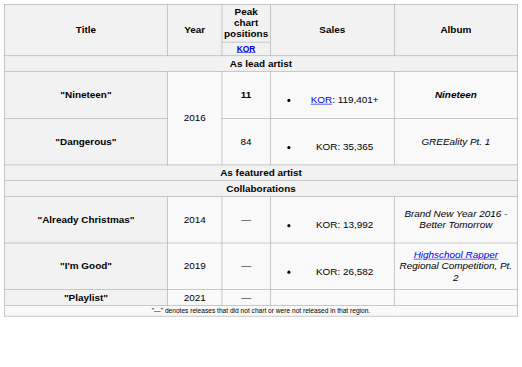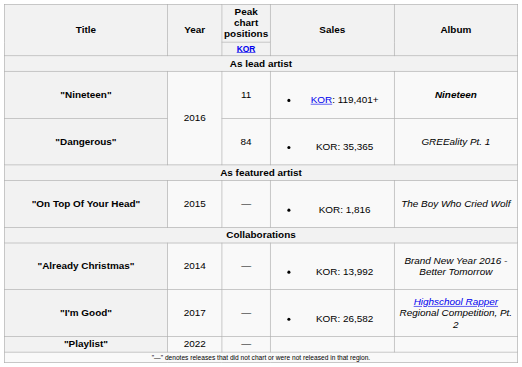(246, 94) bold -> (246, 94) normal
+ row: (86, 204)
(195, 266) 2019 -> (195, 313) 2017
(195, 297) 2021 -> (195, 344) 2022
